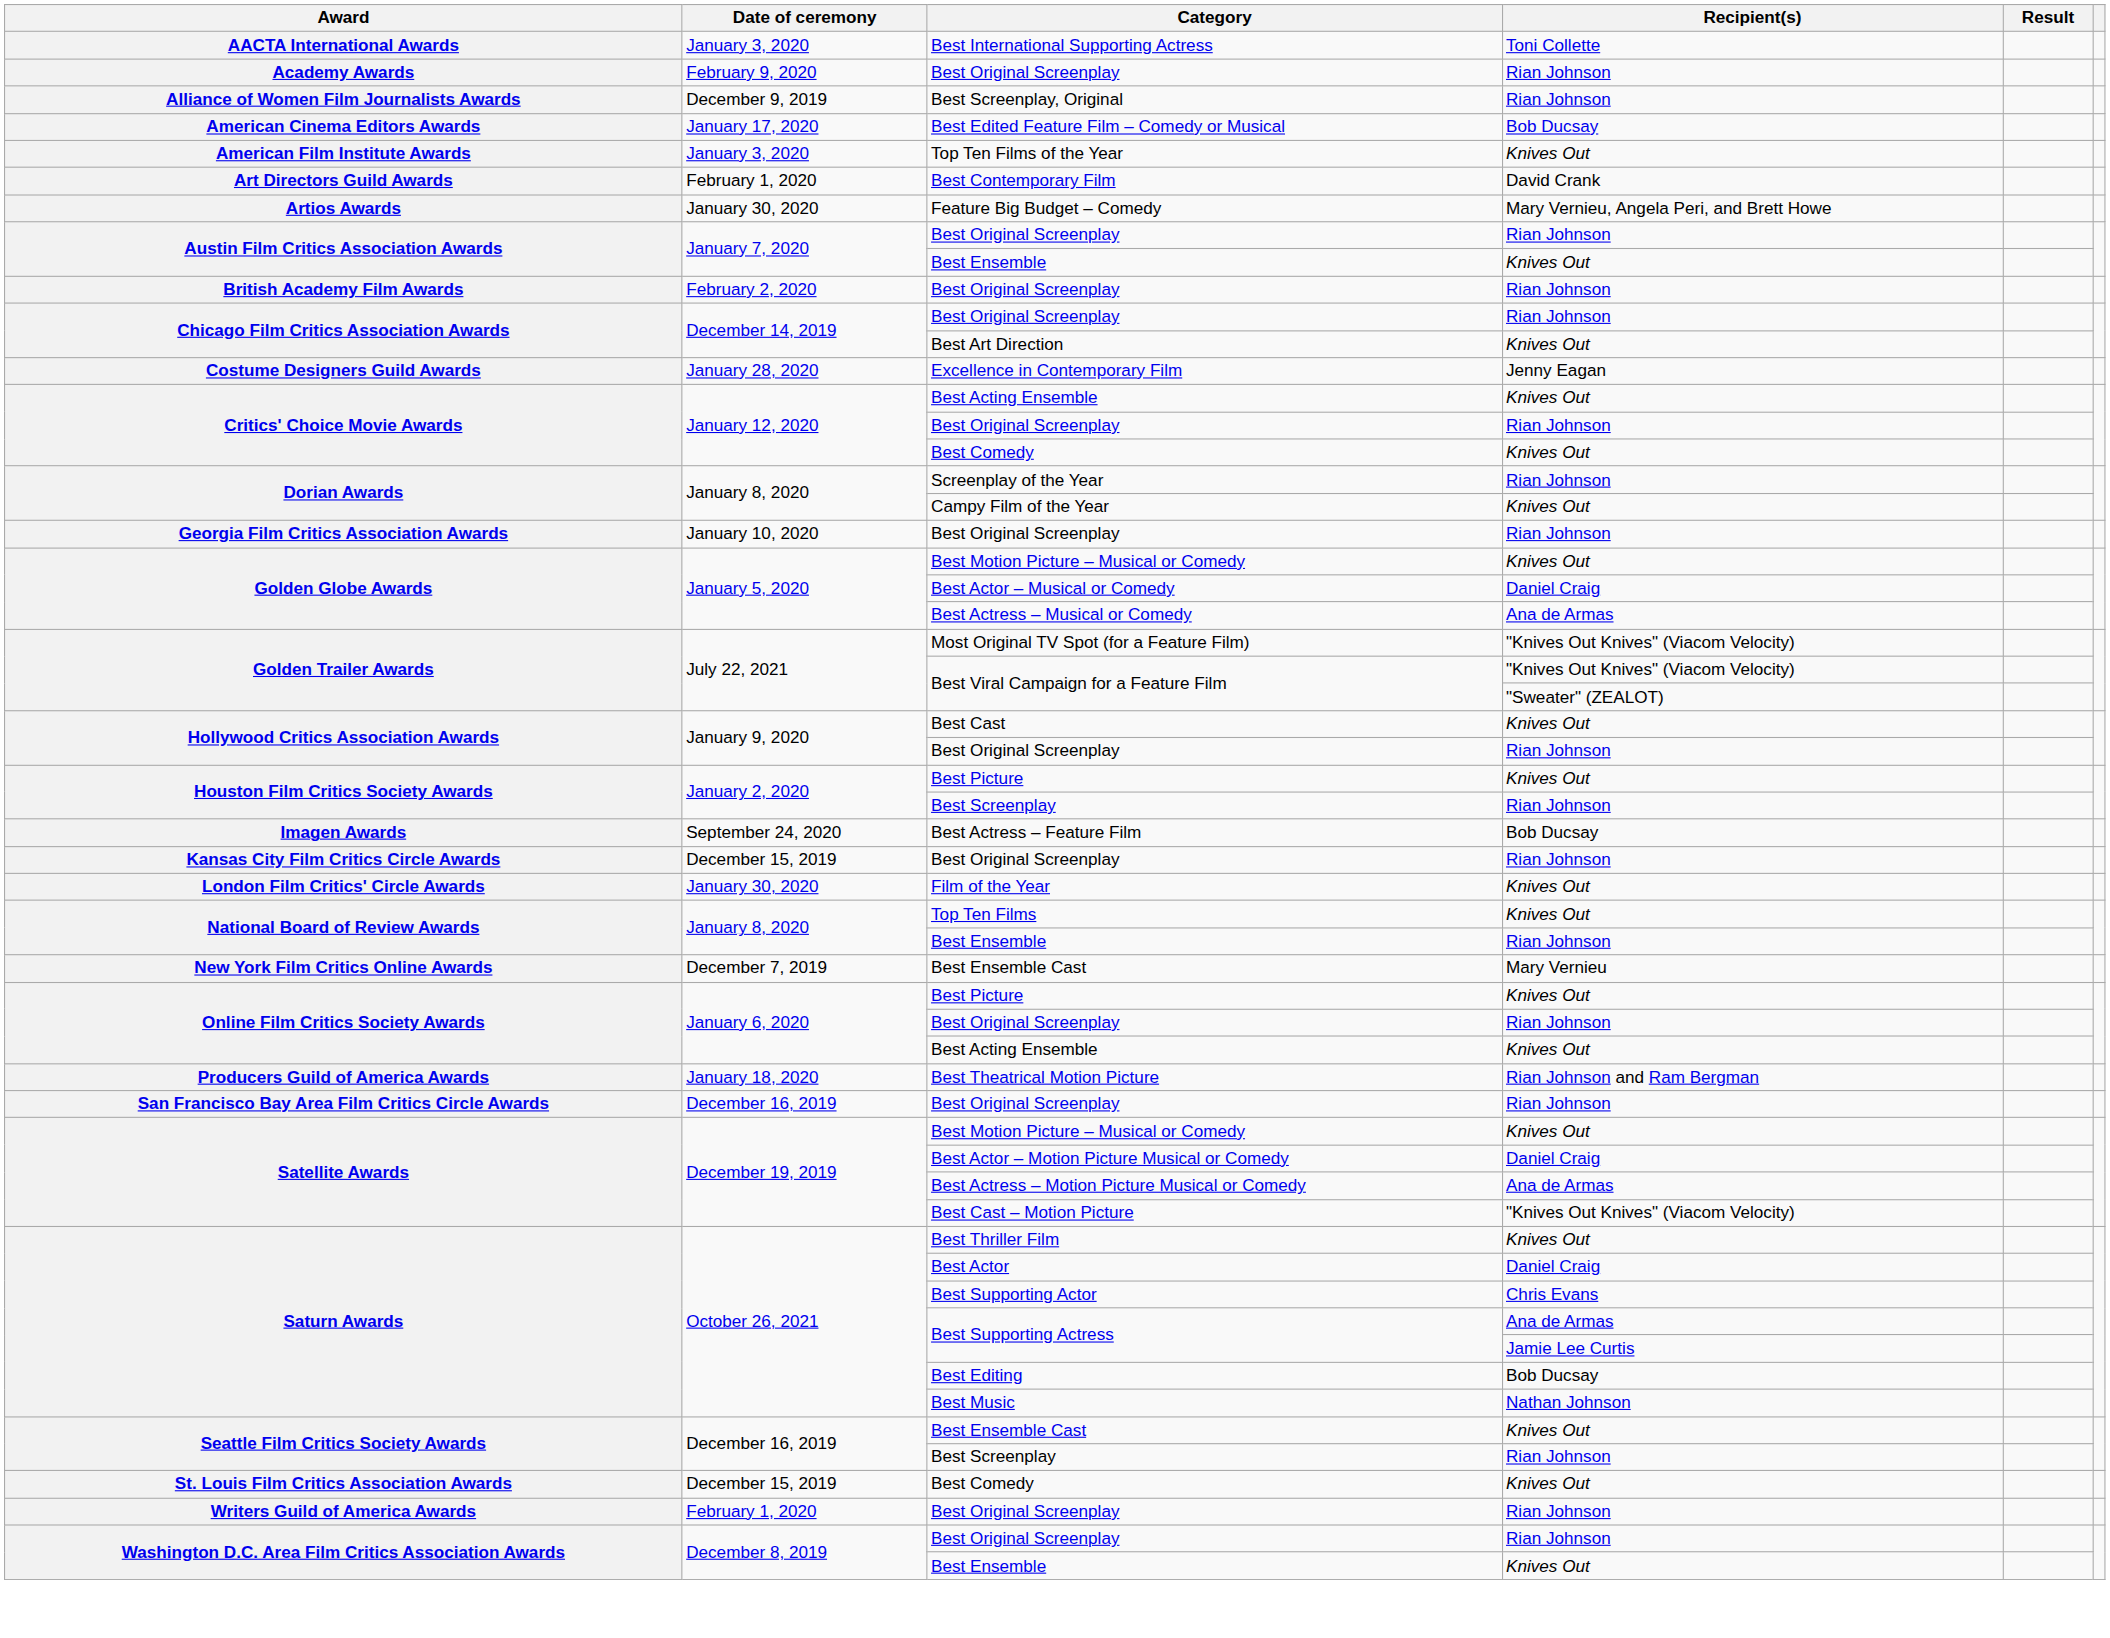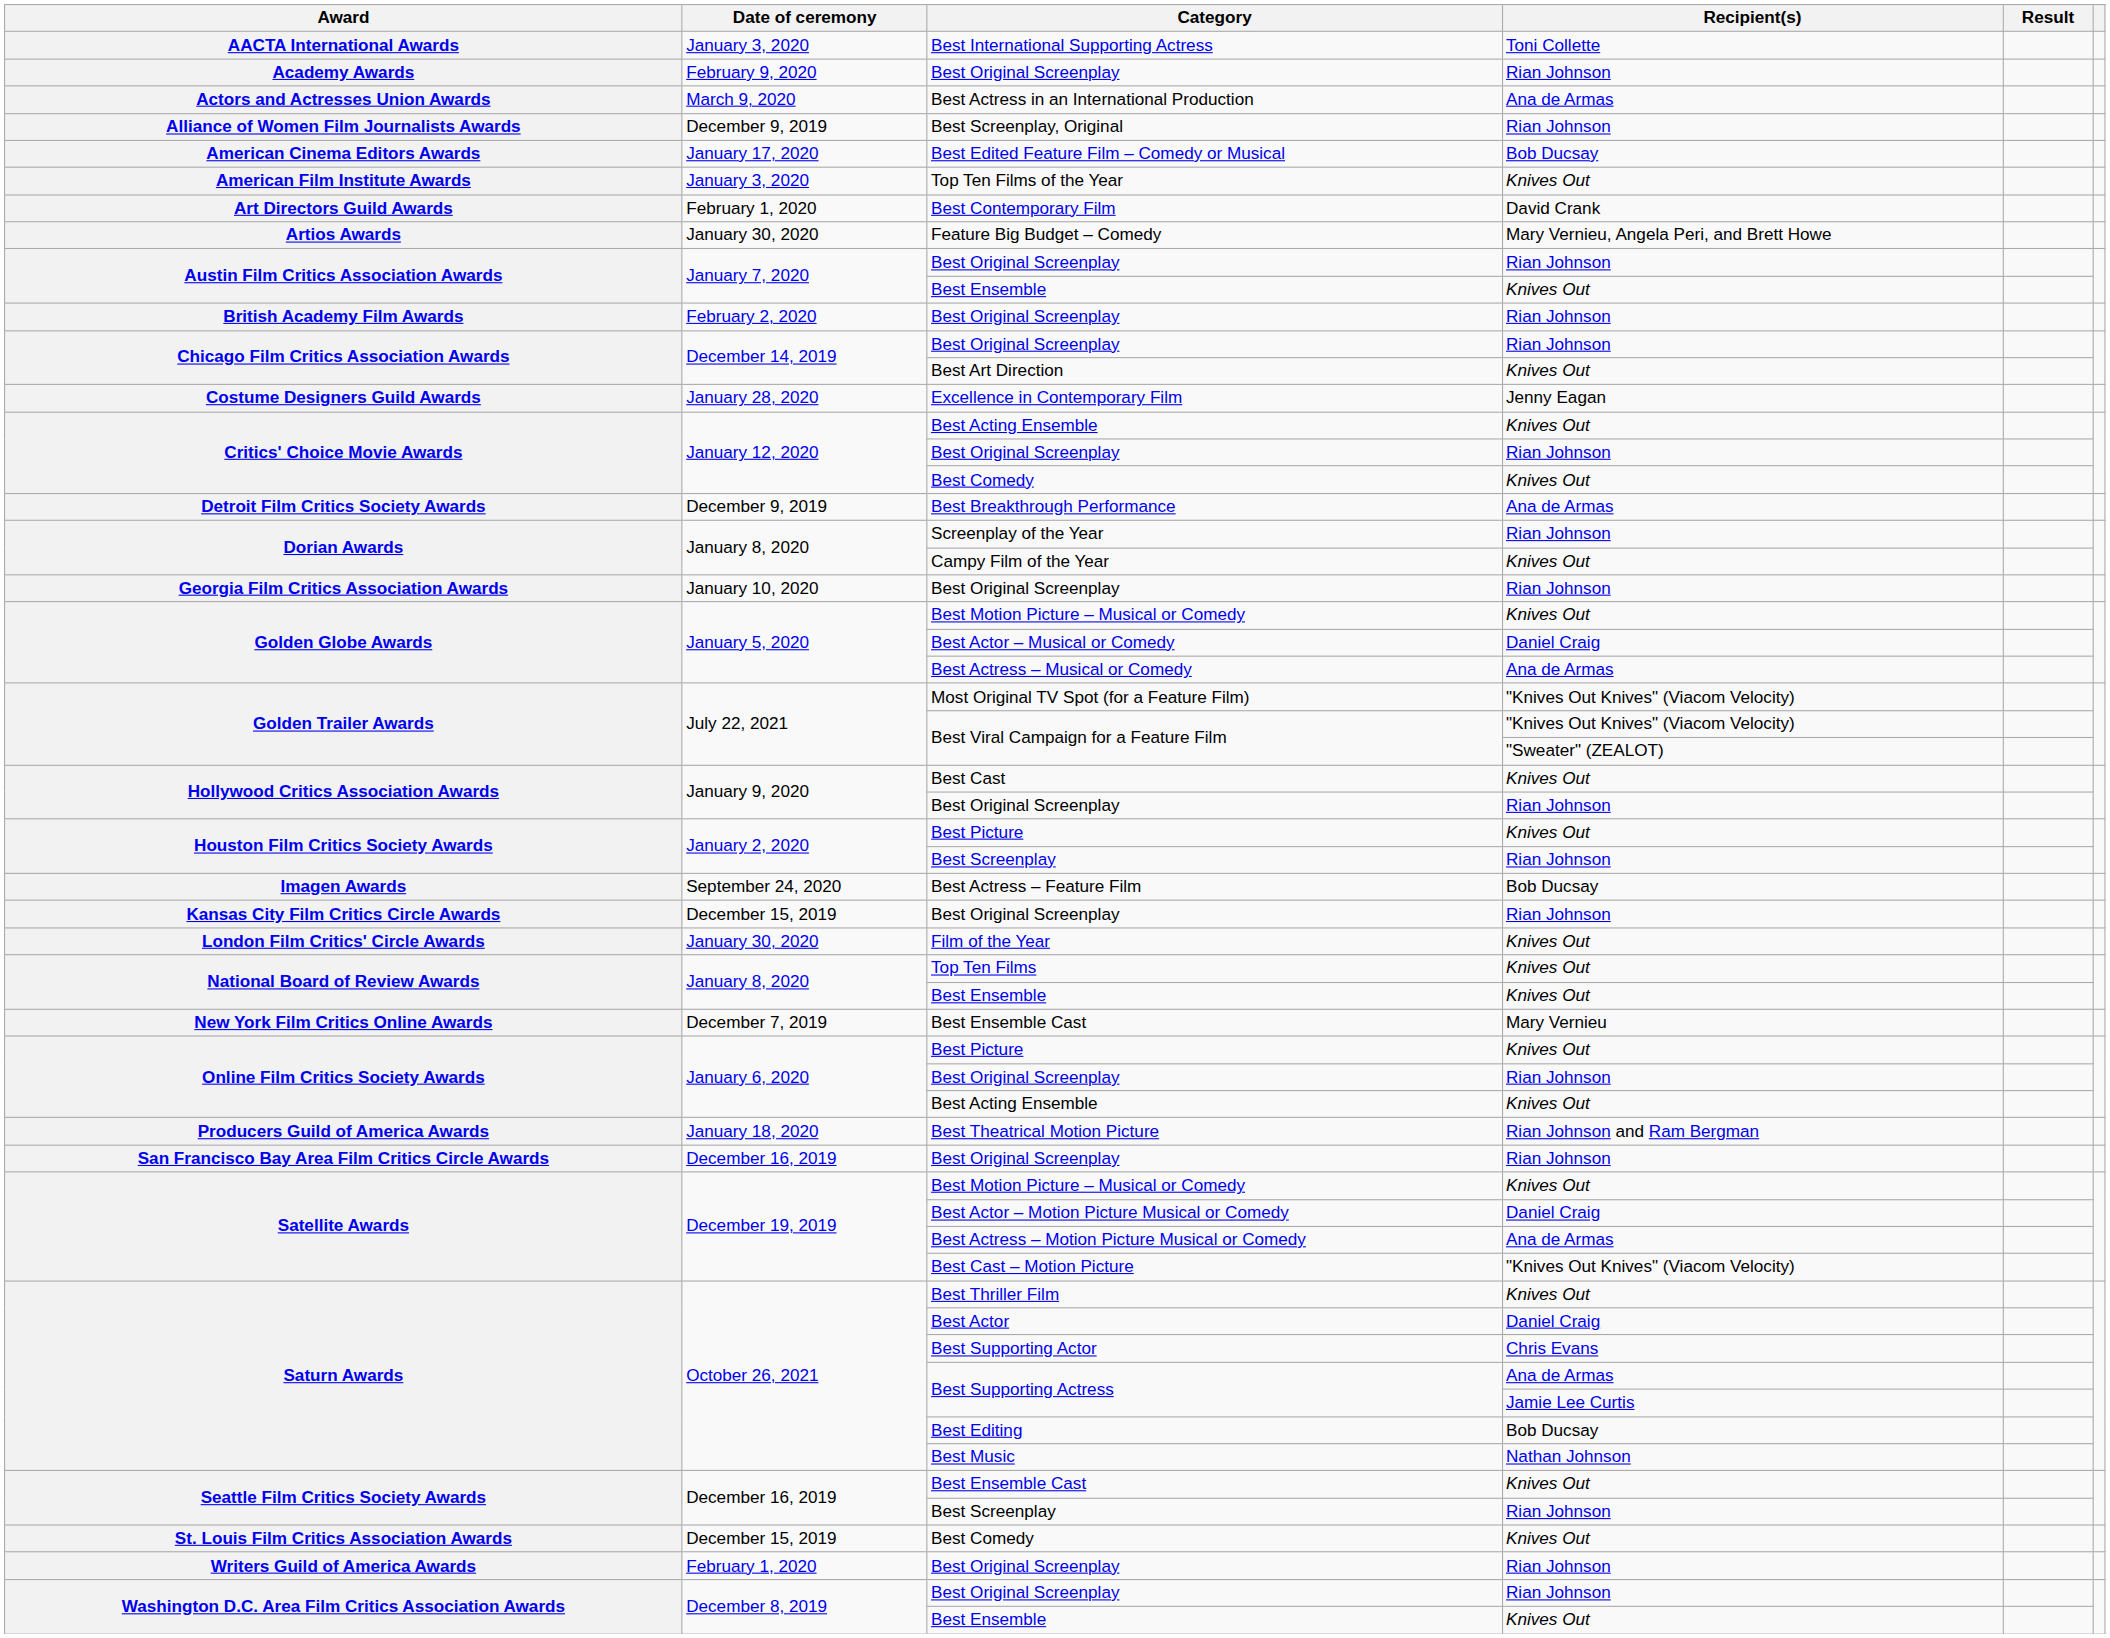+ row: (343, 99)
+ row: (343, 506)
(1558, 941) Rian Johnson -> (1548, 995) Knives Out
